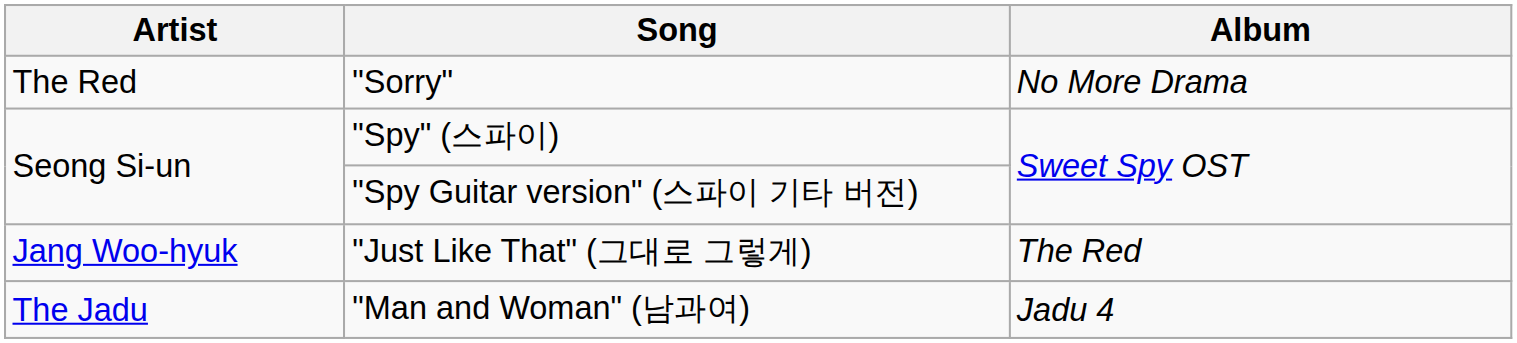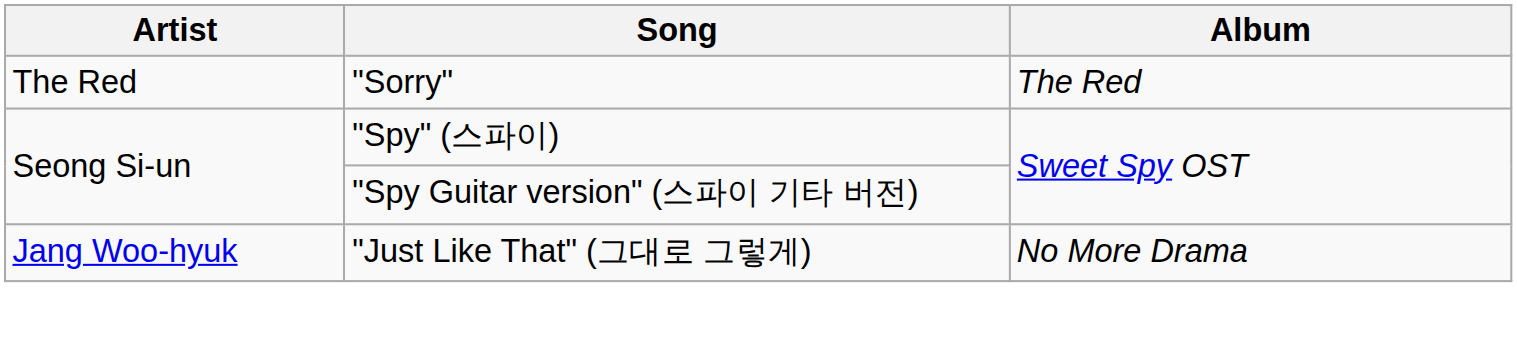(1132, 81) No More Drama -> (1079, 81) The Red
(1079, 251) The Red -> (1132, 251) No More Drama
- row: (551, 308)
